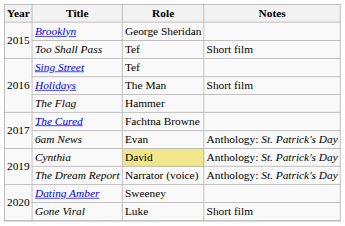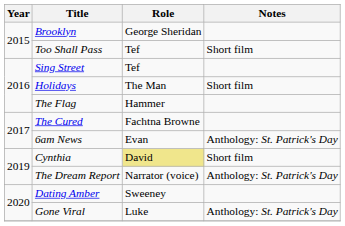(272, 157) Anthology: St. Patrick's Day -> (230, 157) Short film
(230, 211) Short film -> (272, 211) Anthology: St. Patrick's Day
